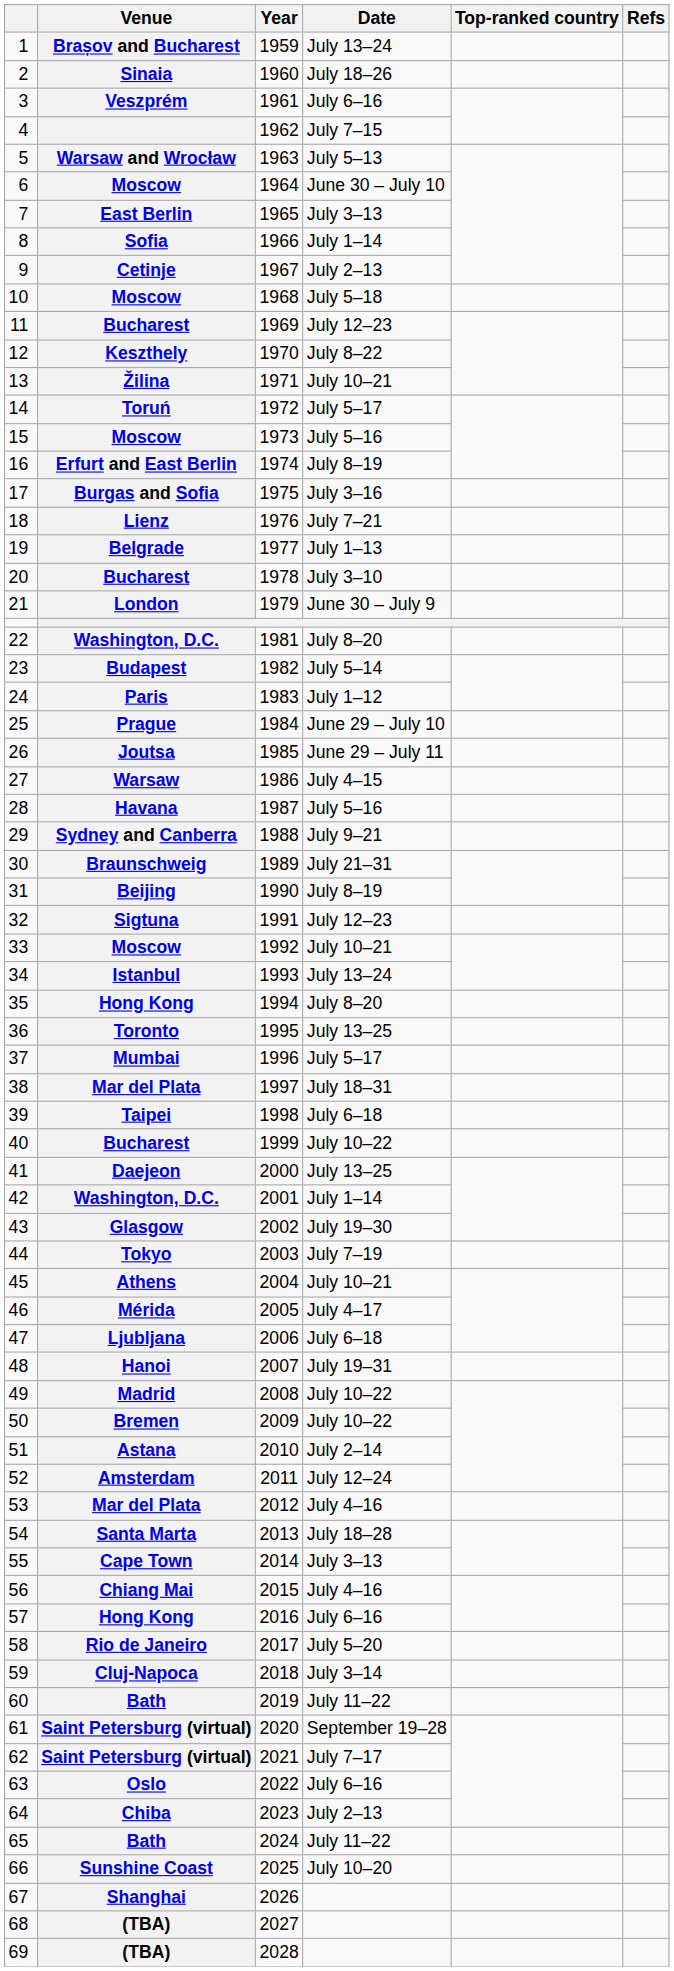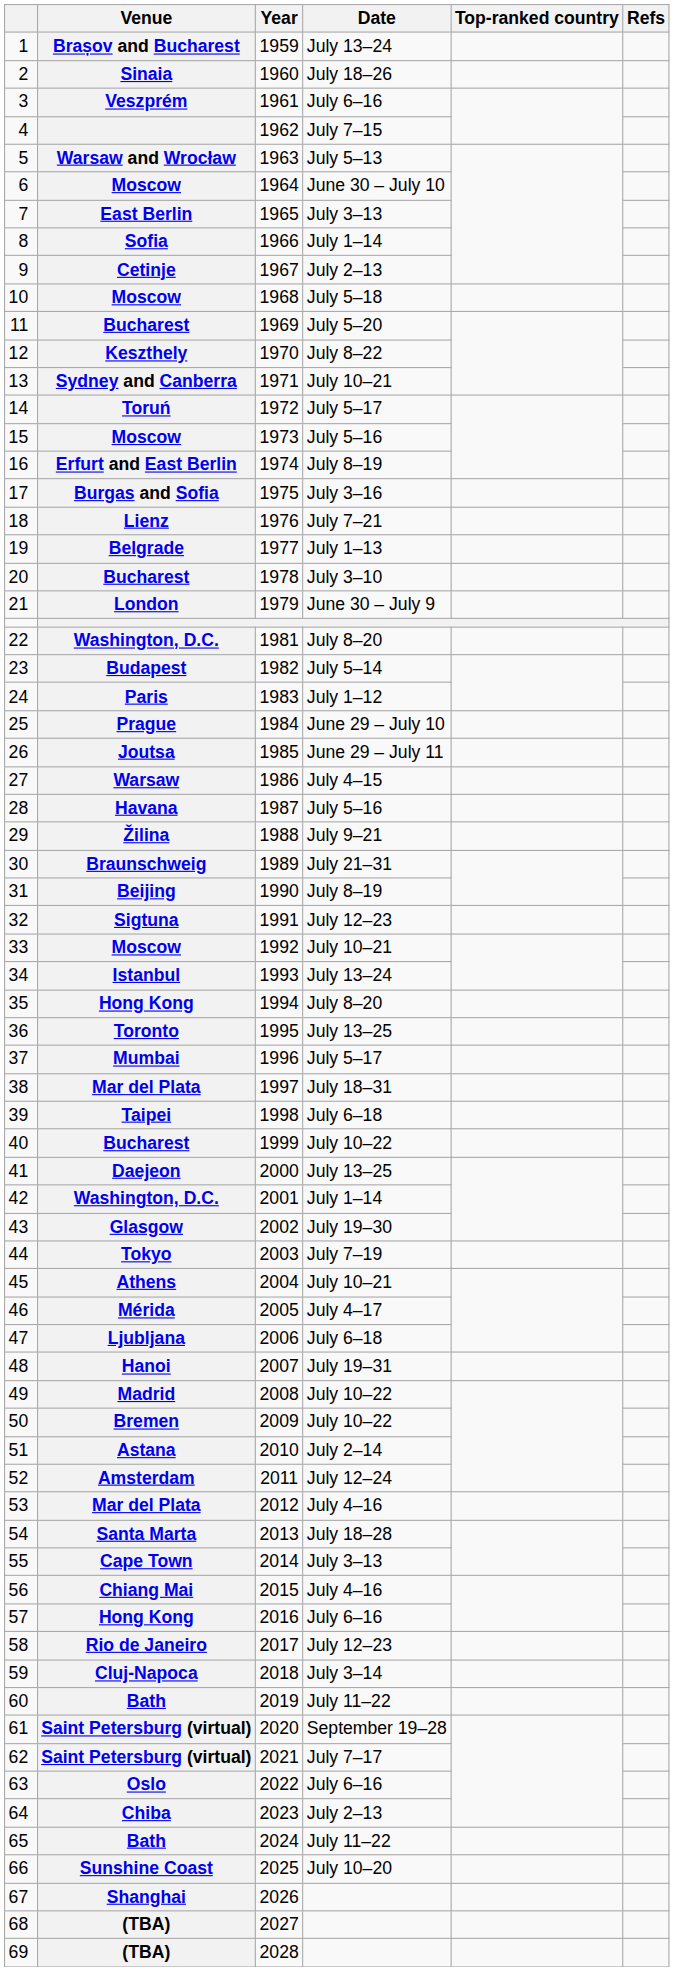(349, 325) July 12–23 -> (345, 325) July 5–20
(146, 381) Žilina -> (146, 381) Sydney and Canberra
(146, 836) Sydney and Canberra -> (146, 836) Žilina
(345, 1645) July 5–20 -> (349, 1645) July 12–23
